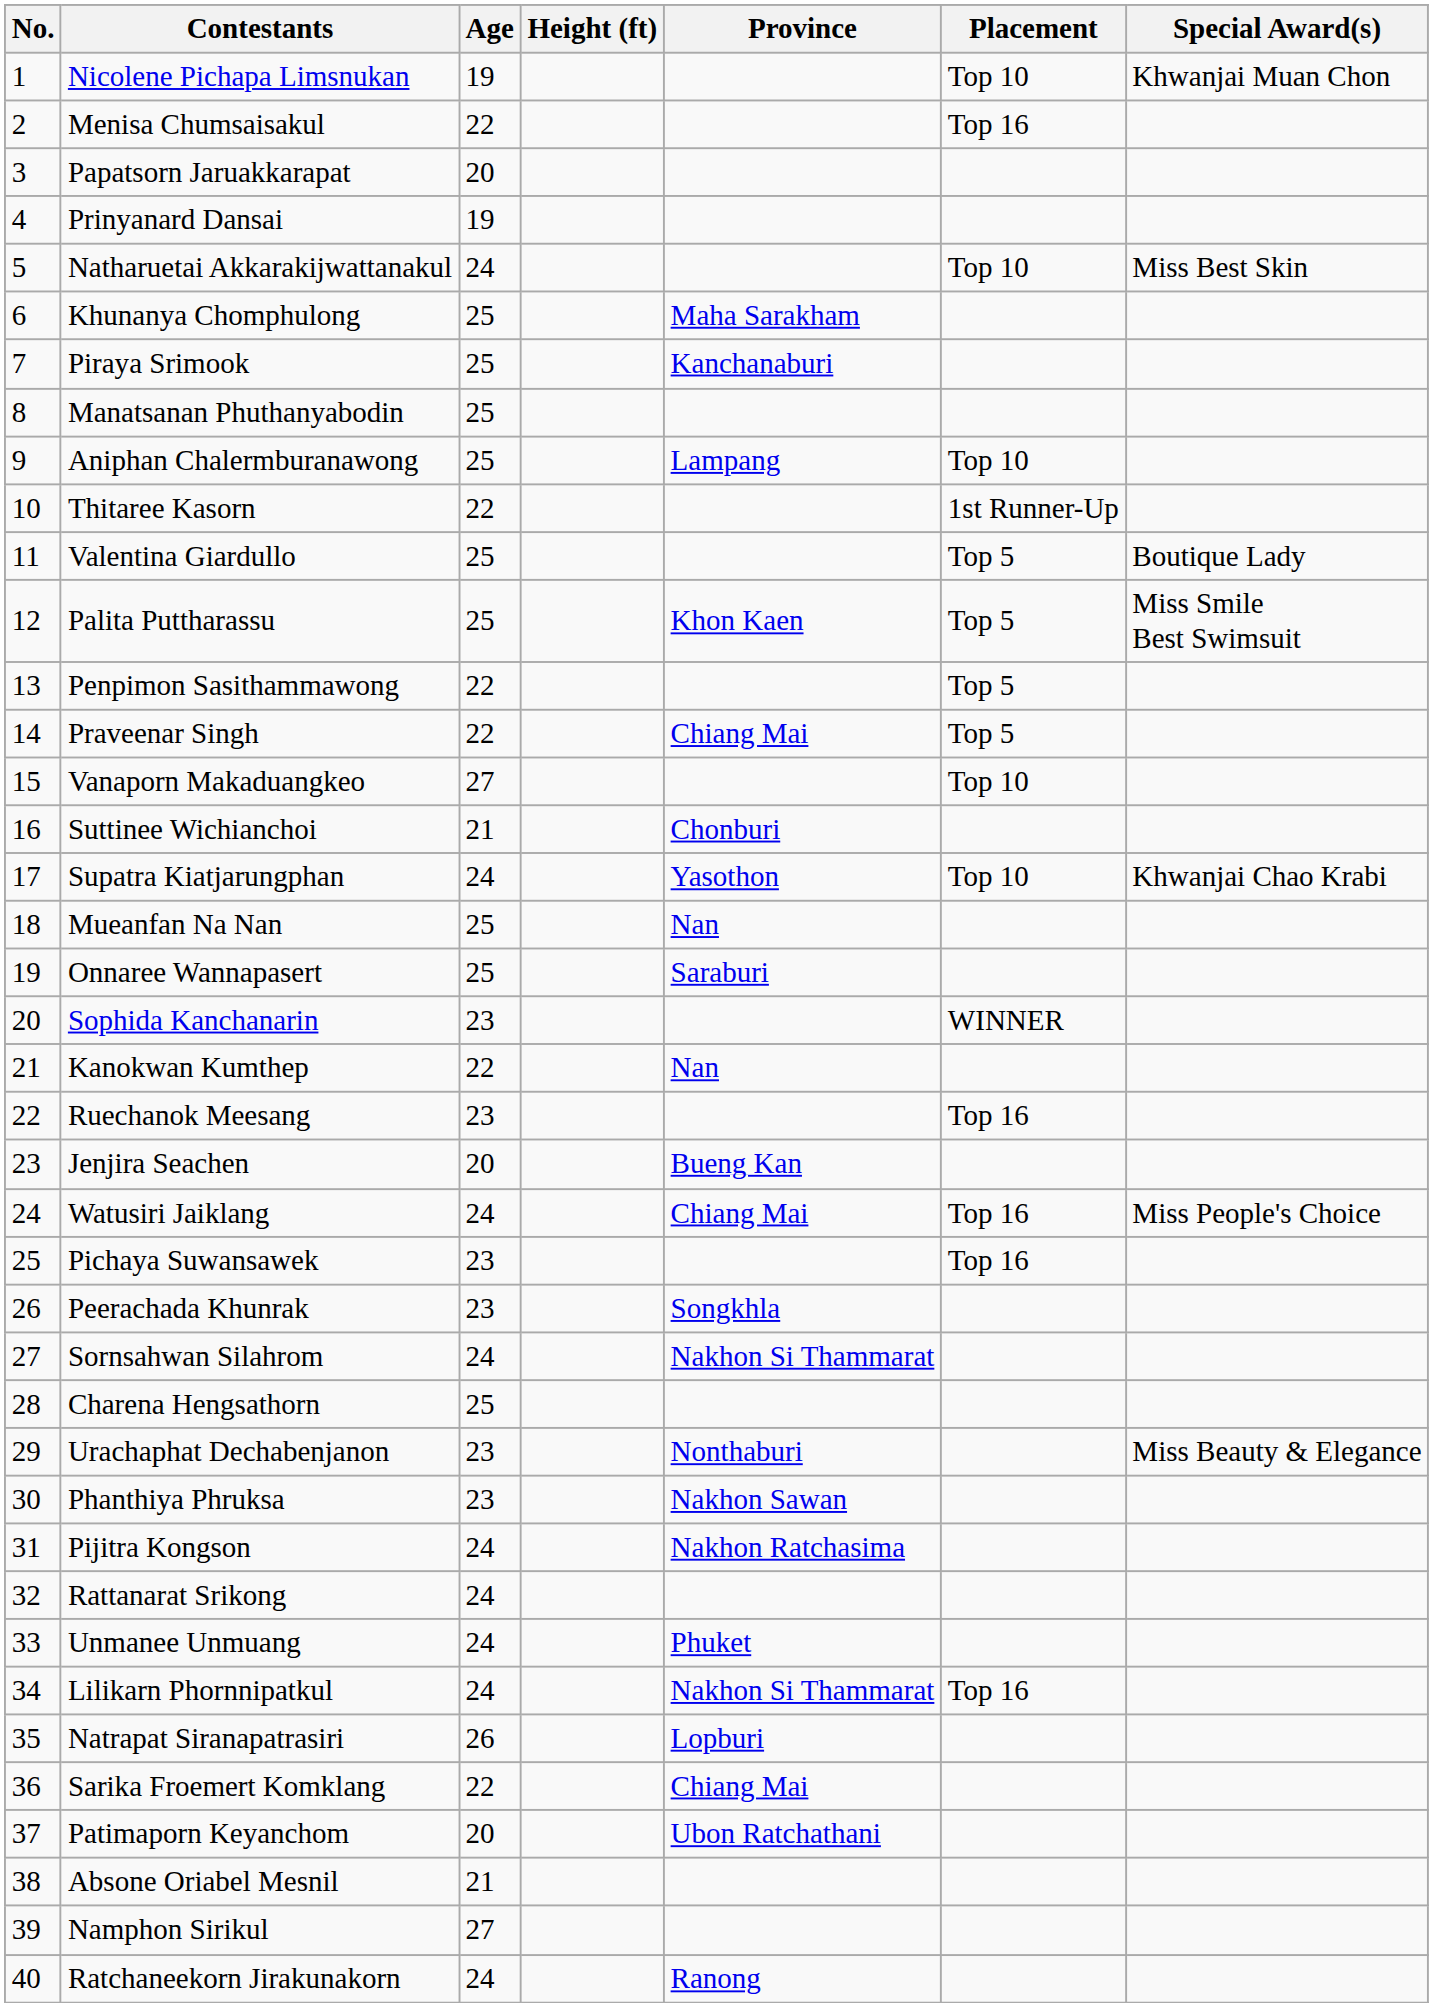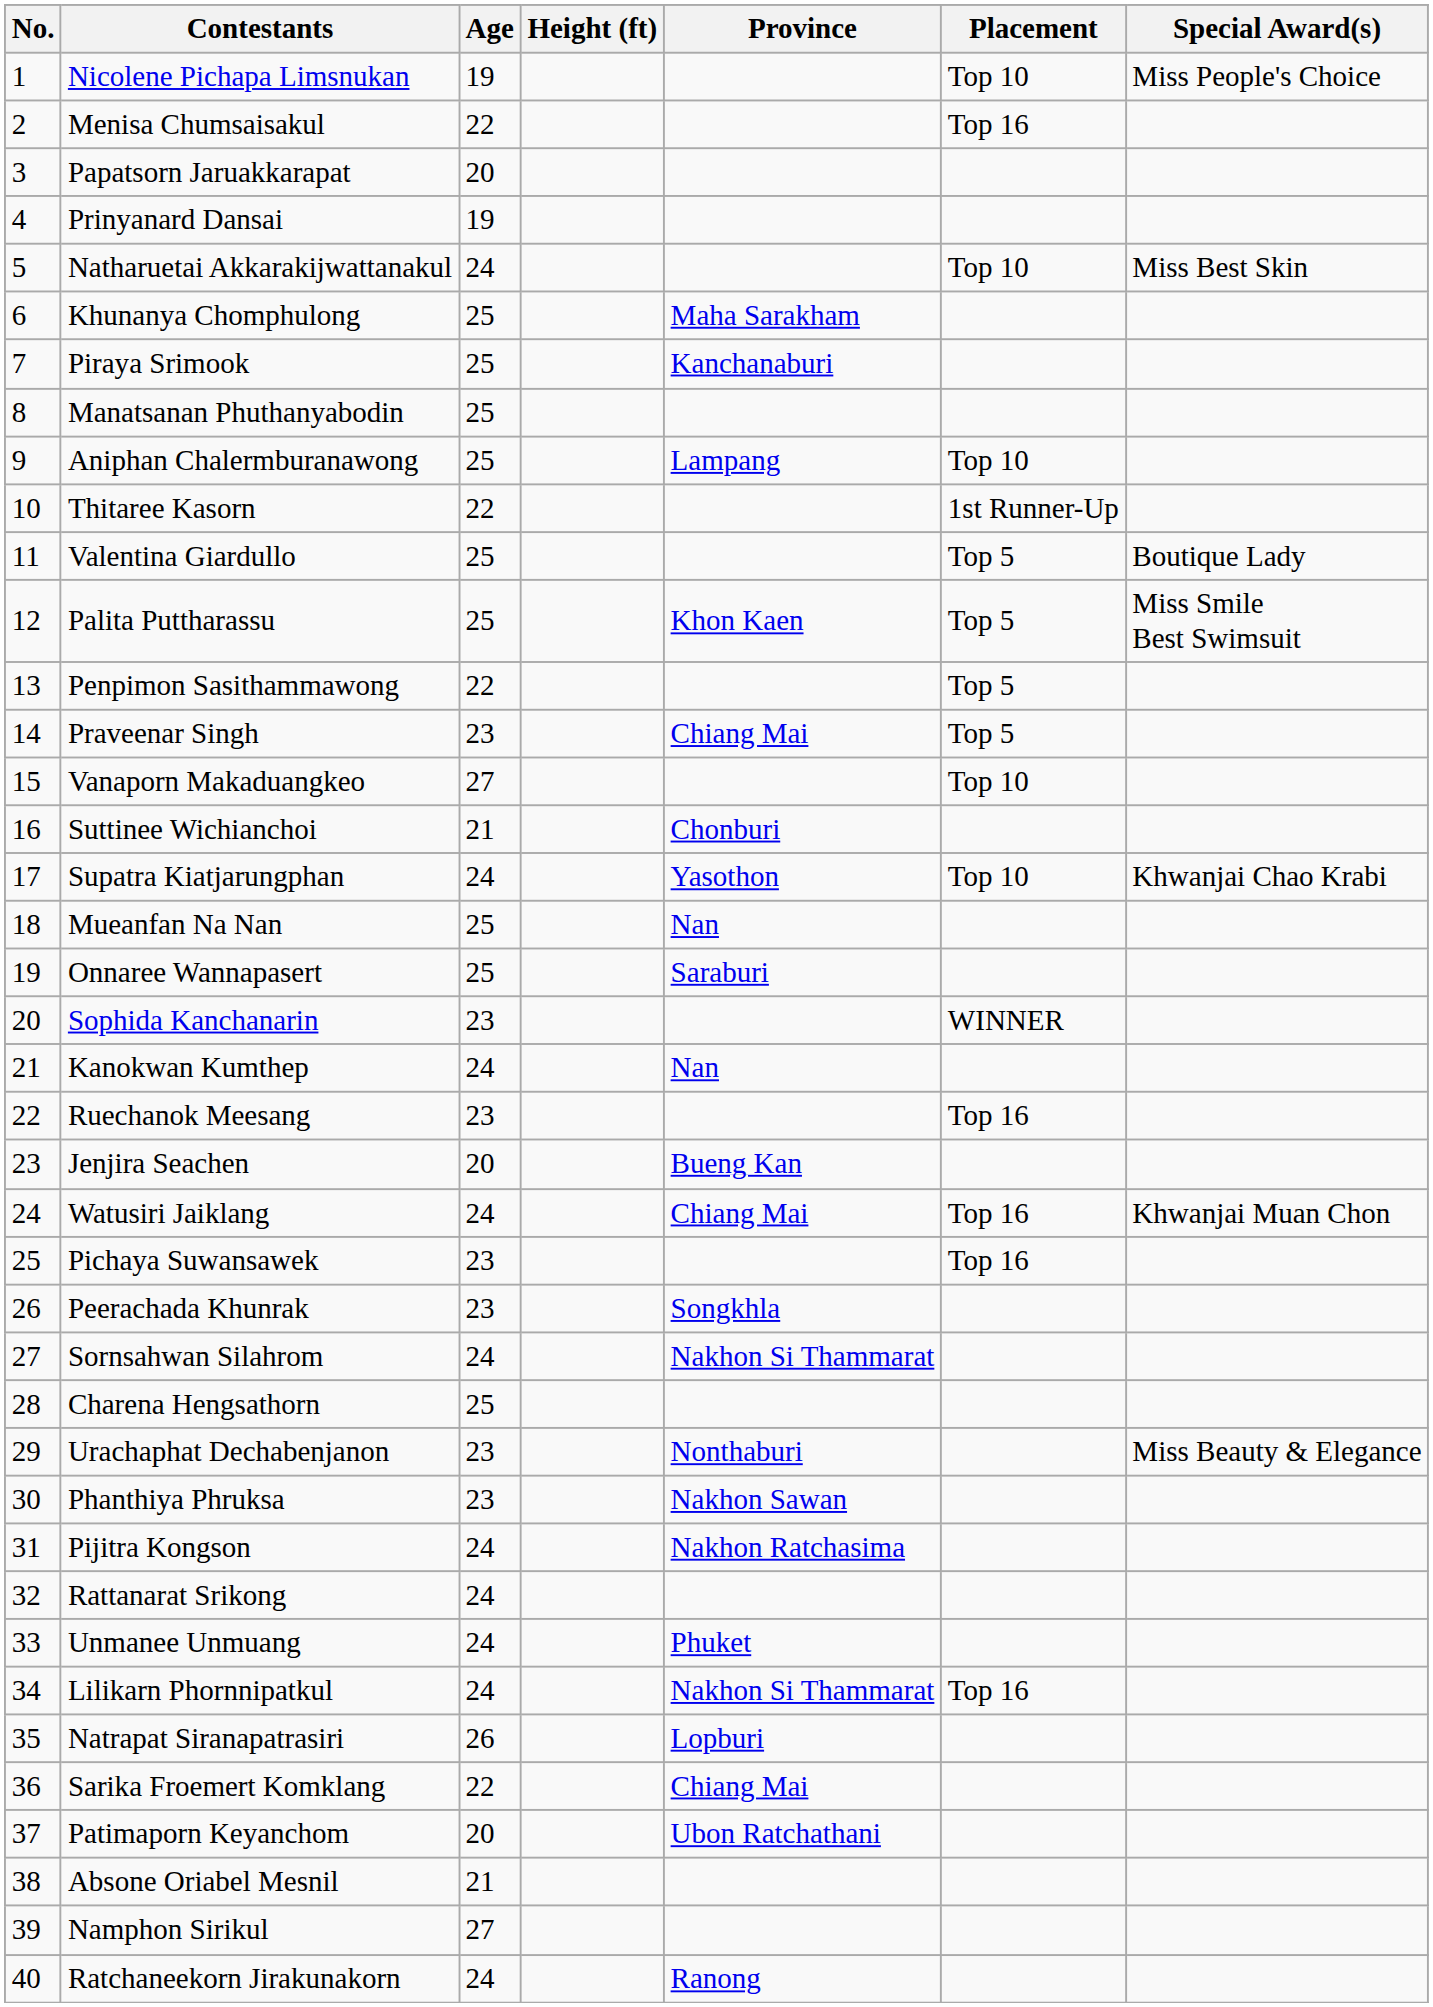(1261, 76) Khwanjai Muan Chon -> (1257, 76) Miss People's Choice
(480, 733) 22 -> (480, 733) 23
(480, 1068) 22 -> (480, 1068) 24
(1257, 1211) Miss People's Choice -> (1261, 1211) Khwanjai Muan Chon
